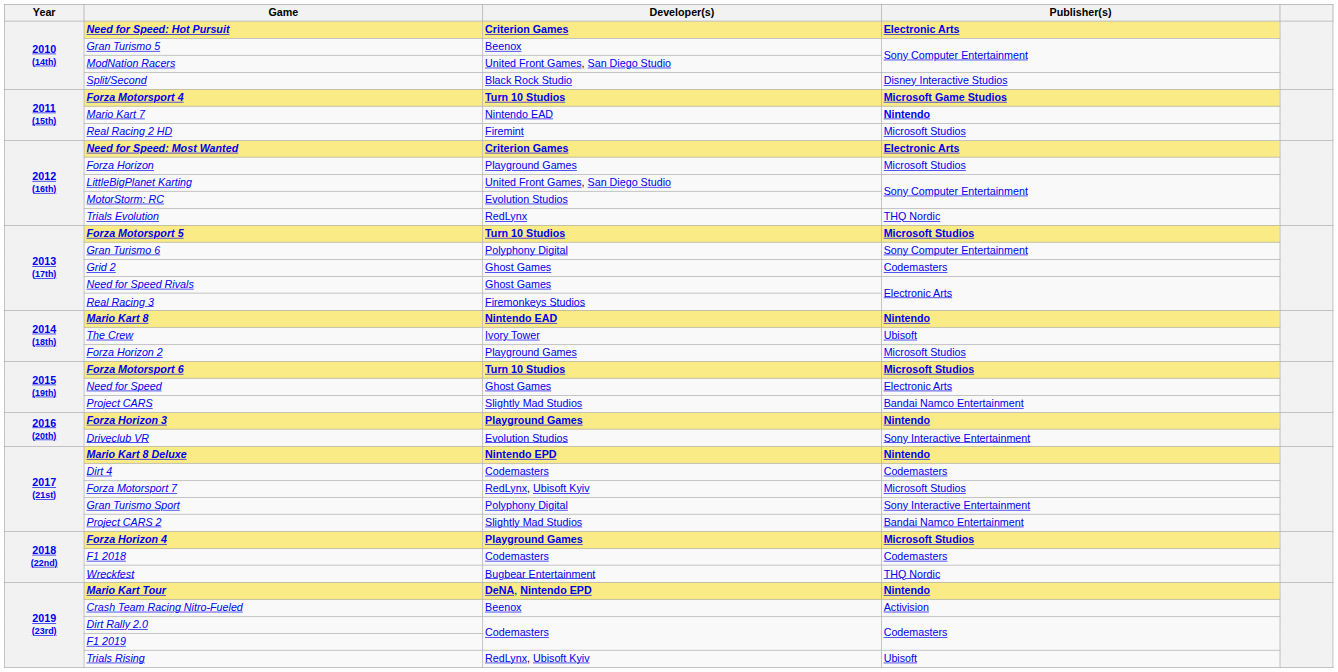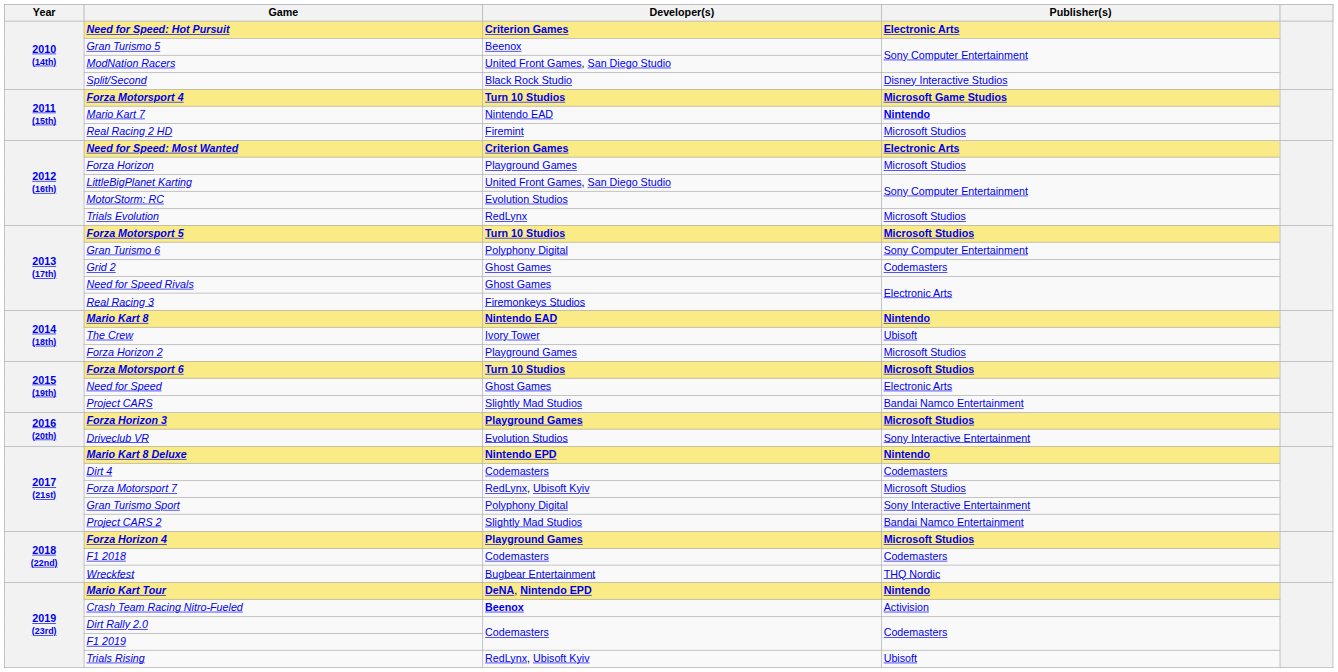(912, 217) THQ Nordic -> (925, 217) Microsoft Studios
(907, 421) Nintendo -> (929, 421) Microsoft Studios
(503, 608) normal -> (504, 608) bold
